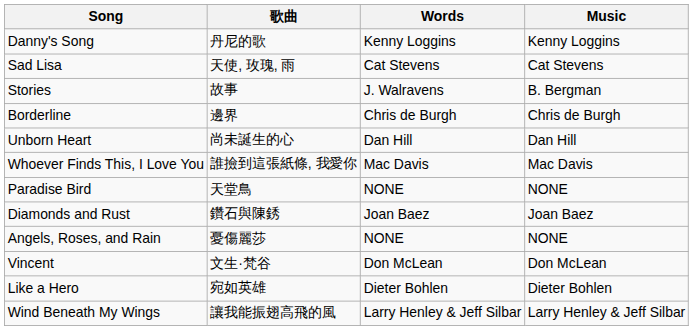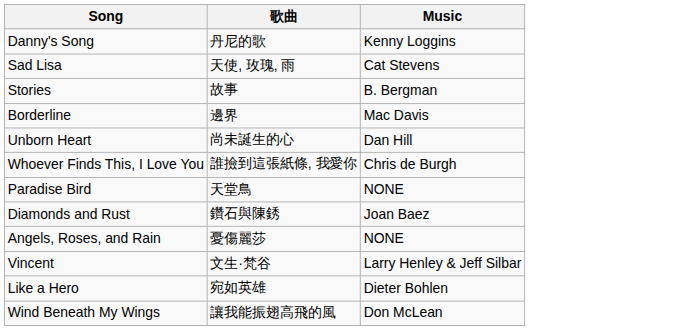- column: (442, 16)
(574, 115) Chris de Burgh -> (396, 115) Mac Davis
(560, 164) Mac Davis -> (410, 164) Chris de Burgh
(567, 263) Don McLean -> (442, 263) Larry Henley & Jeff Silbar
(606, 313) Larry Henley & Jeff Silbar -> (403, 313) Don McLean
